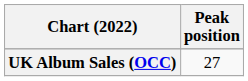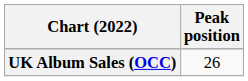(212, 62) 27 -> (212, 62) 26
